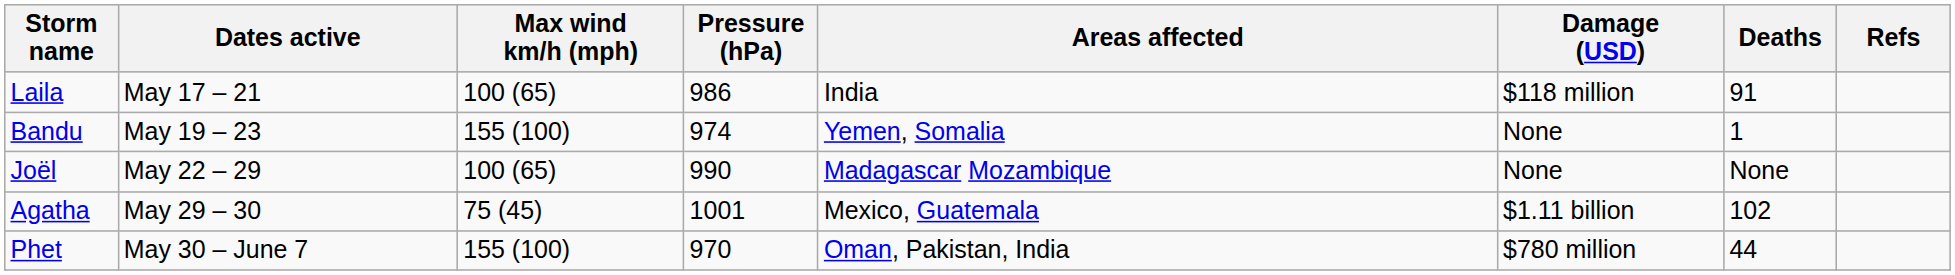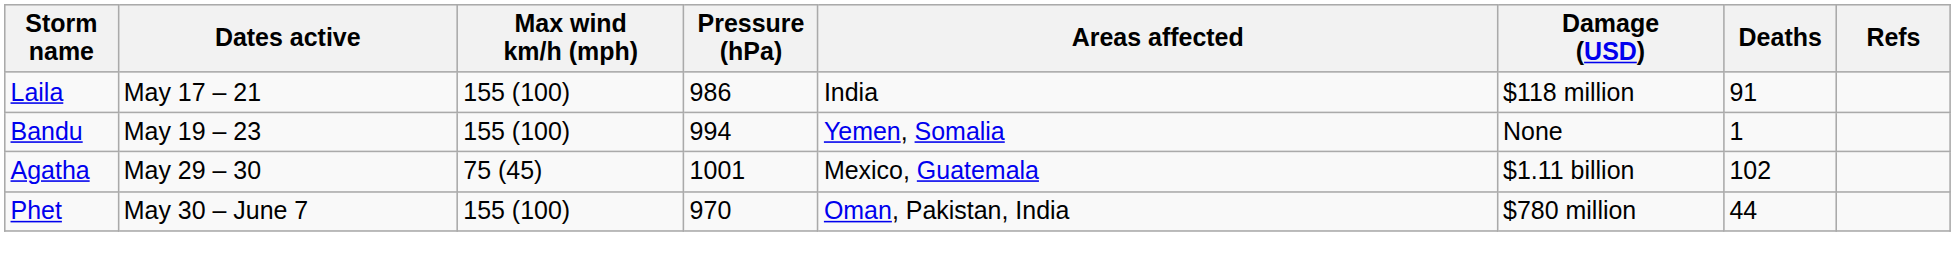(510, 91) 100 (65) -> (517, 91) 155 (100)
(710, 131) 974 -> (710, 131) 994
- row: (33, 171)
